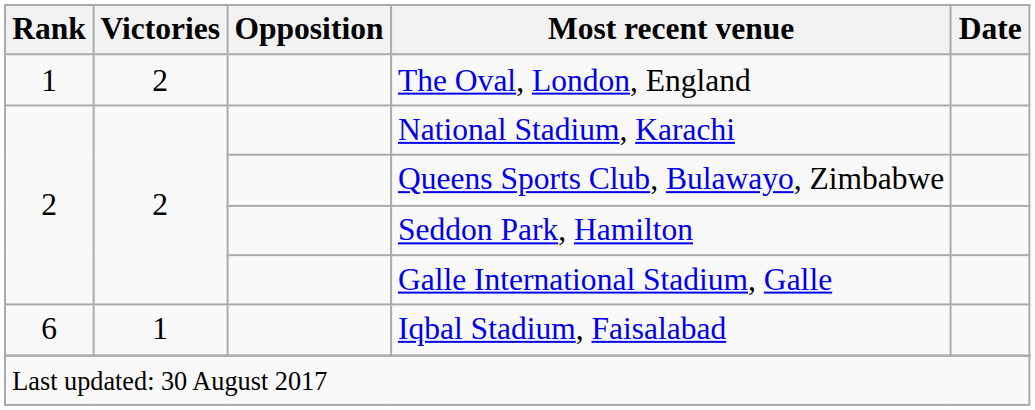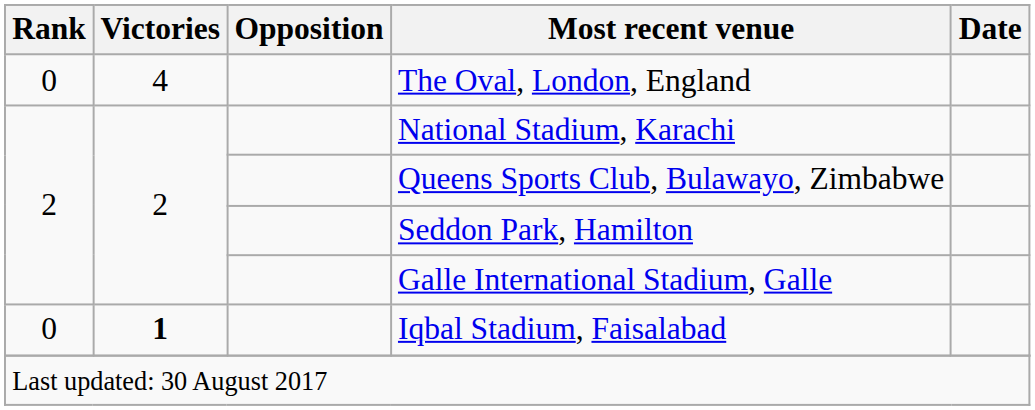(49, 79) 1 -> (49, 79) 0
(160, 79) 2 -> (160, 79) 4
(49, 329) 6 -> (49, 329) 0
(160, 329) normal -> (160, 329) bold
